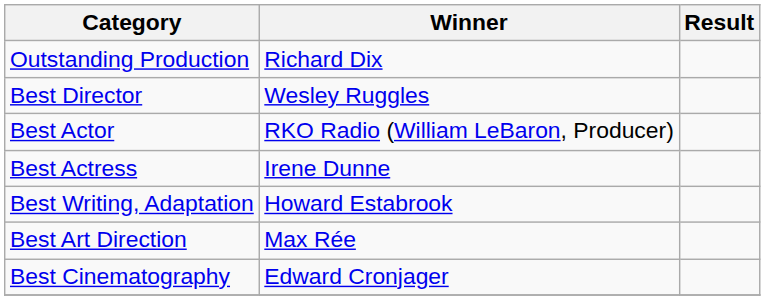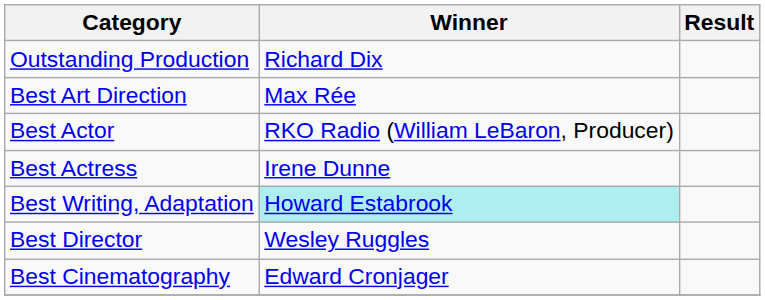rows swapped: (76, 95) <-> (98, 240)
(358, 204) no background -> (358, 204) paleturquoise background
